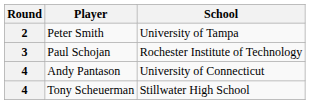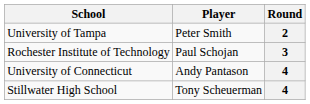columns swapped: (24, 14) <-> (221, 14)
